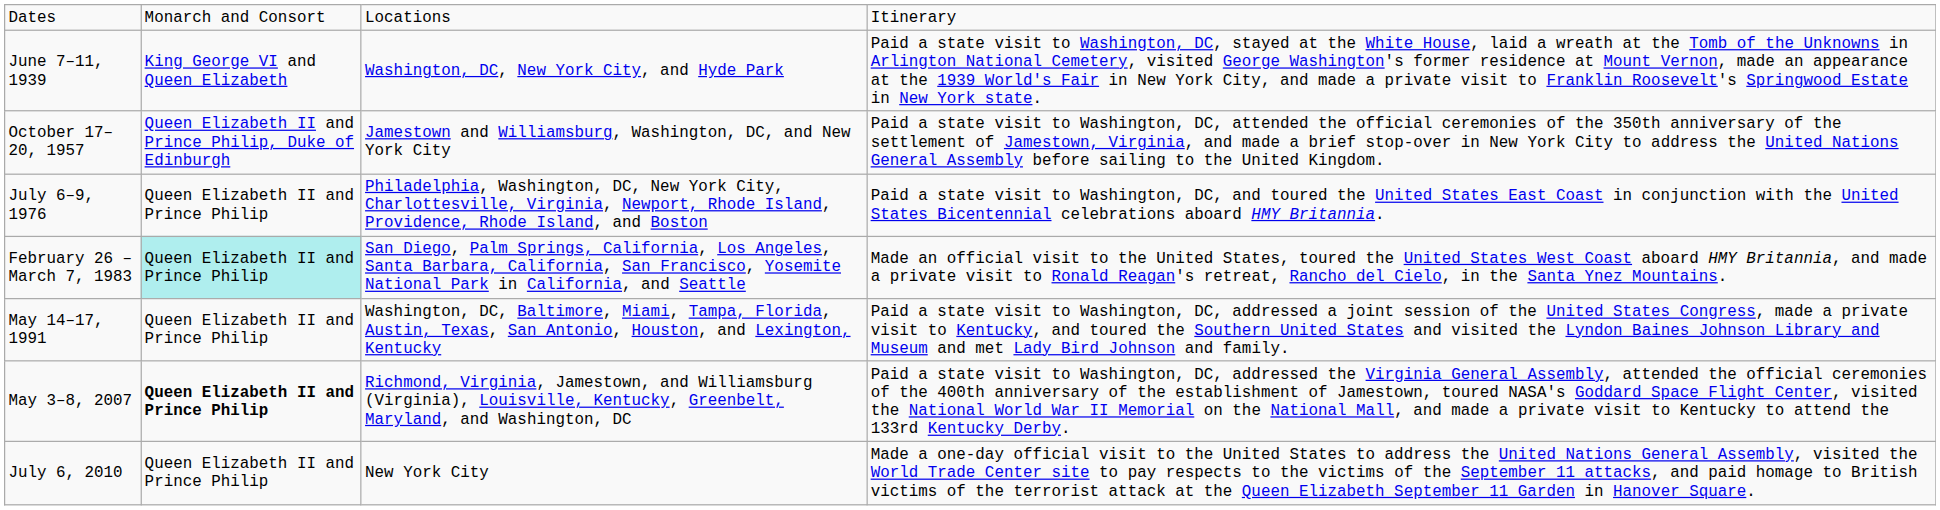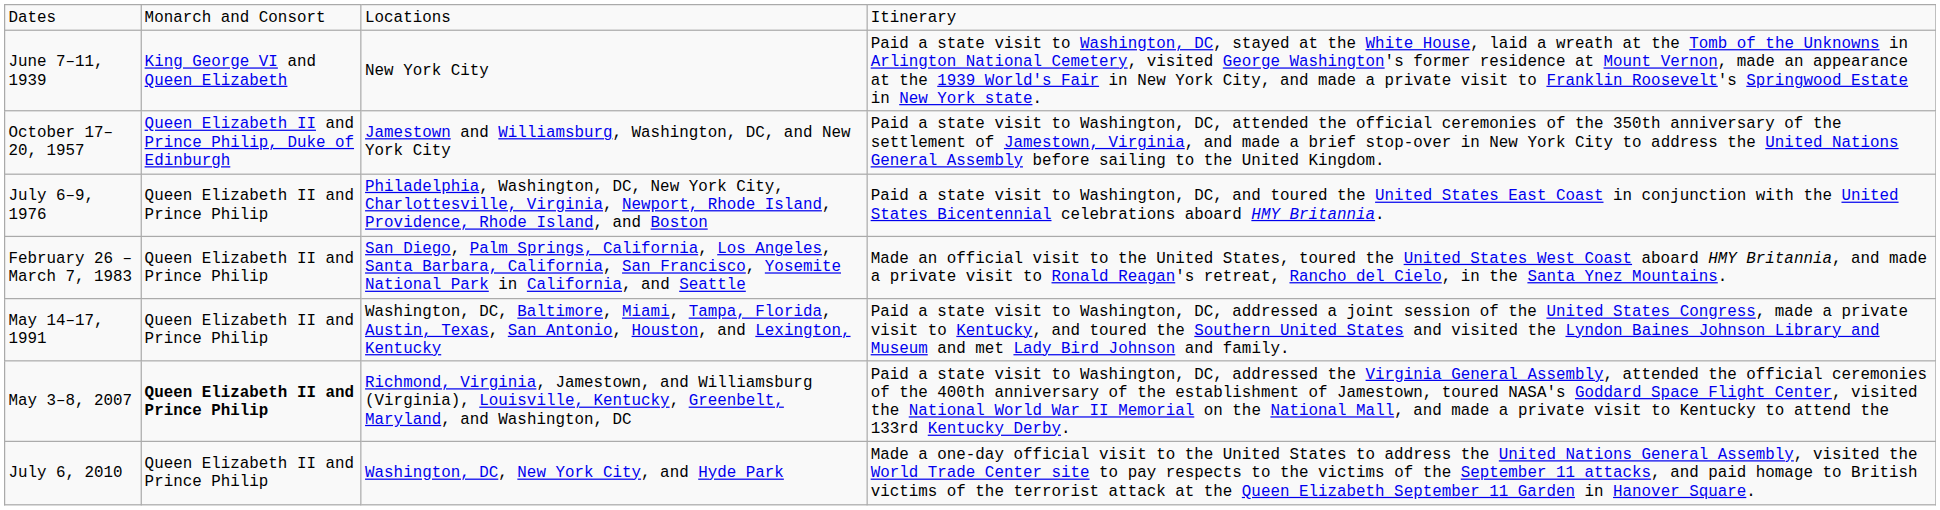(574, 71) Washington, DC, New York City, and Hyde Park -> (427, 71) New York City
(249, 267) paleturquoise background -> (249, 267) no background
(427, 473) New York City -> (574, 473) Washington, DC, New York City, and Hyde Park
